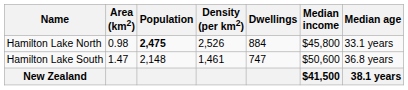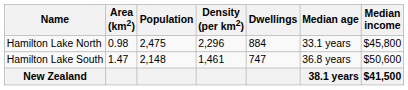columns swapped: (373, 19) <-> (321, 19)
(153, 43) bold -> (153, 43) normal
(211, 43) 2,526 -> (211, 43) 2,296
